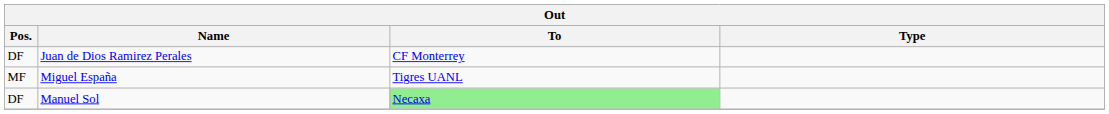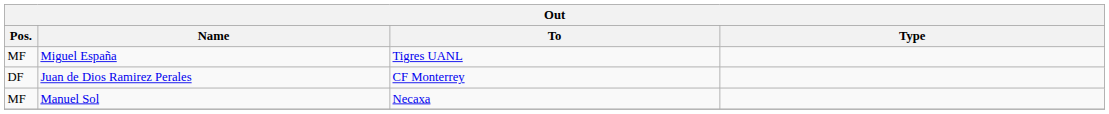rows swapped: (79, 78) <-> (116, 57)
(16, 98) DF -> (17, 98) MF
(411, 98) lightgreen background -> (411, 98) no background
